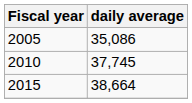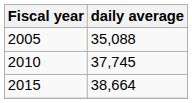(113, 39) 35,086 -> (113, 39) 35,088
